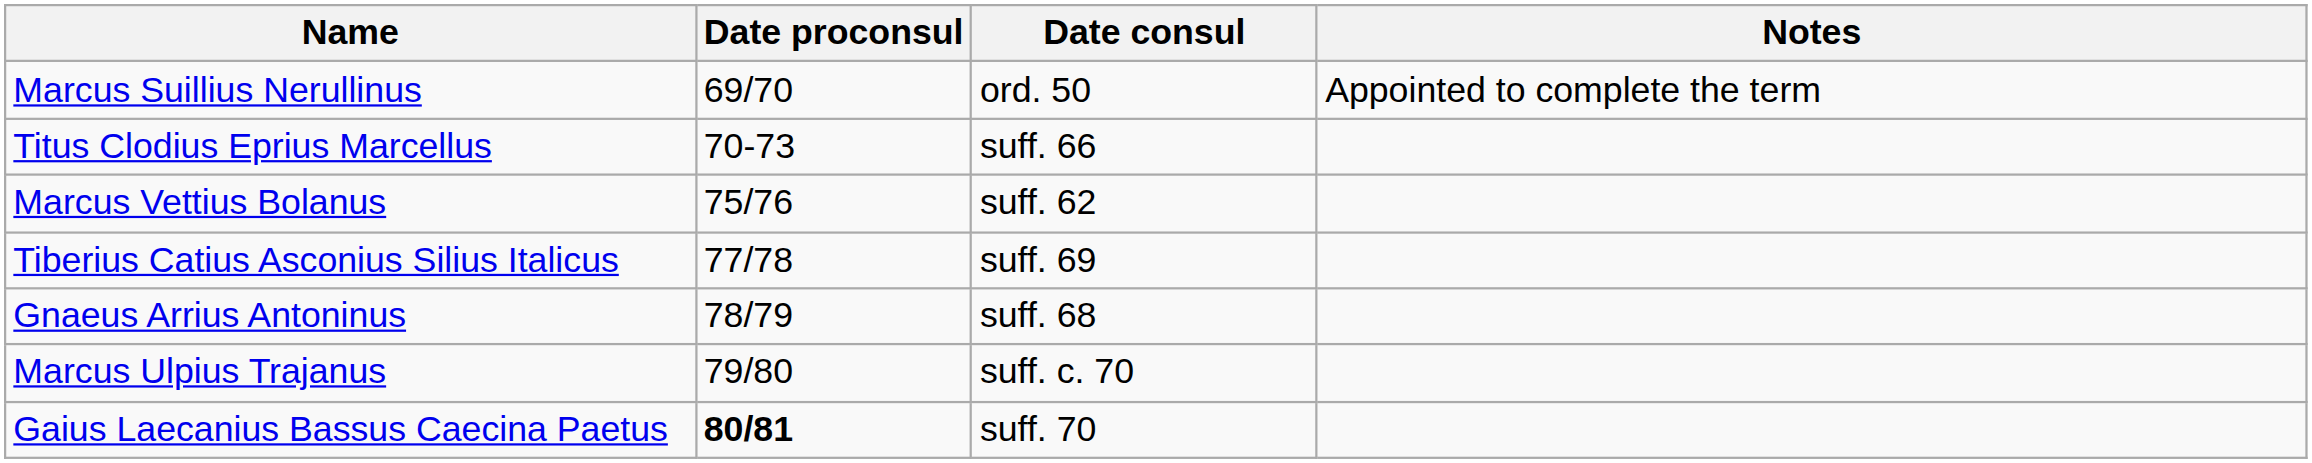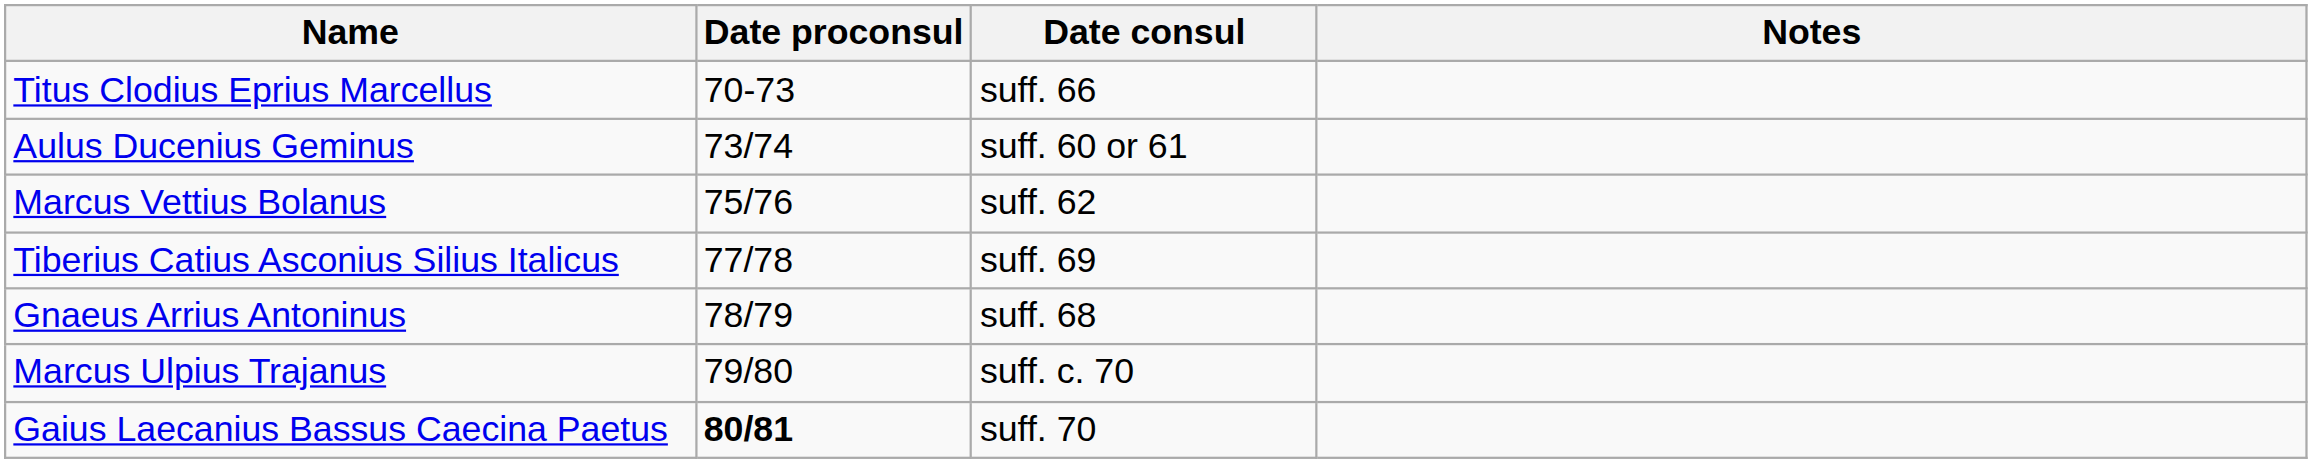- row: (218, 89)
+ row: (214, 145)
